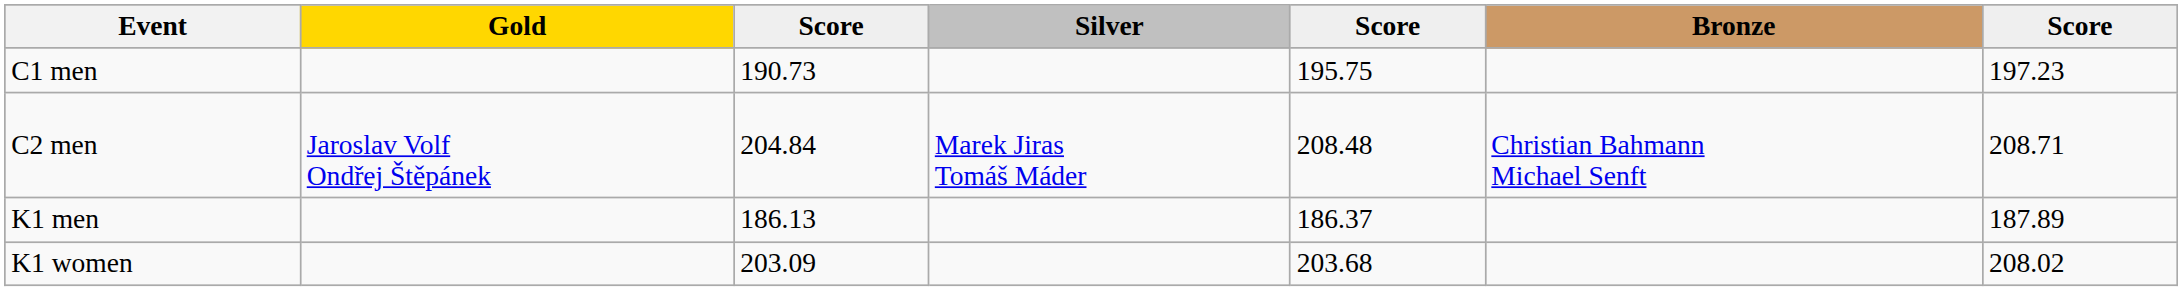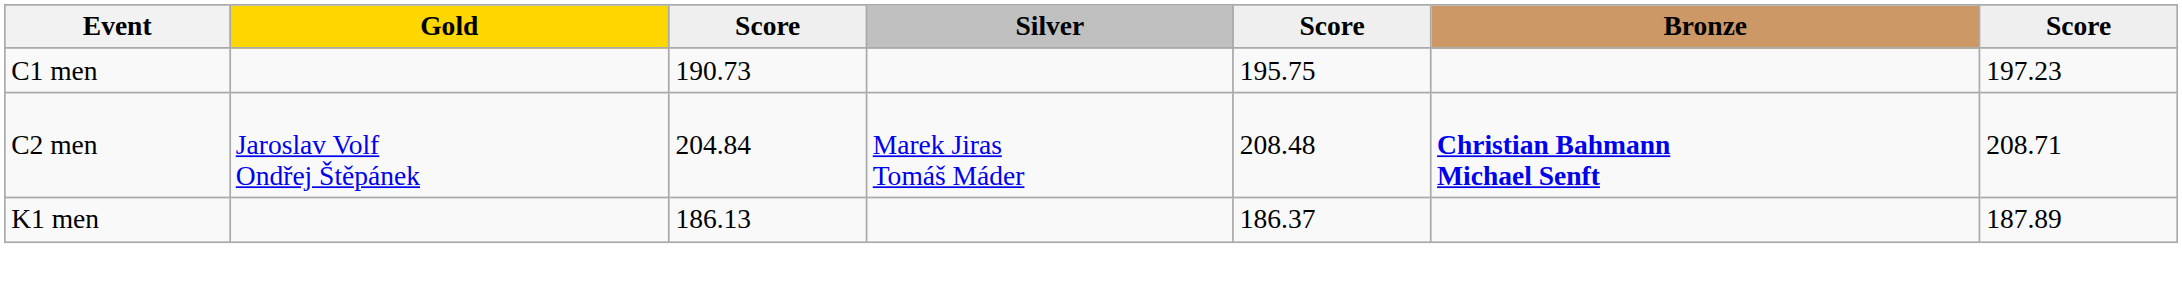(1598, 160) normal -> (1554, 160) bold
- row: (72, 262)
